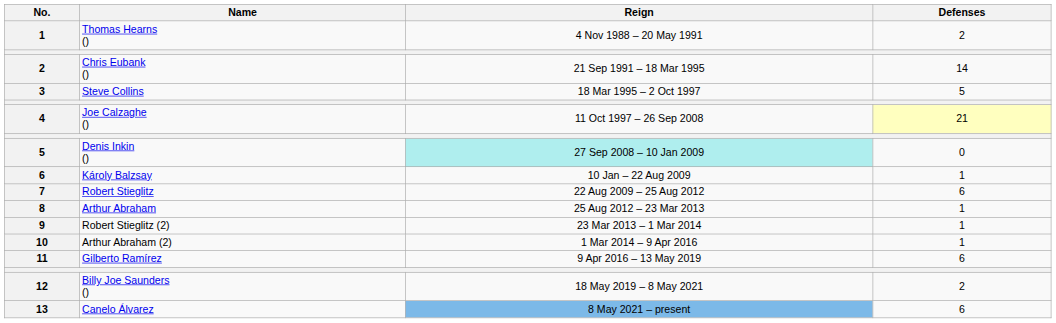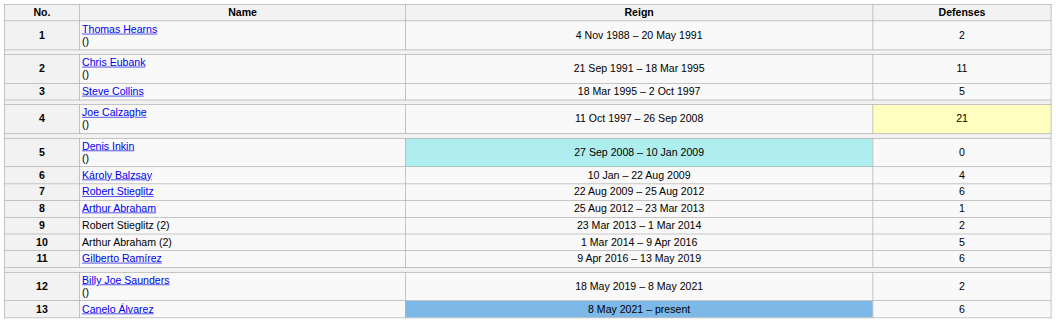(962, 69) 14 -> (962, 69) 11
(962, 175) 1 -> (962, 175) 4
(962, 225) 1 -> (962, 225) 2
(962, 242) 1 -> (962, 242) 5
